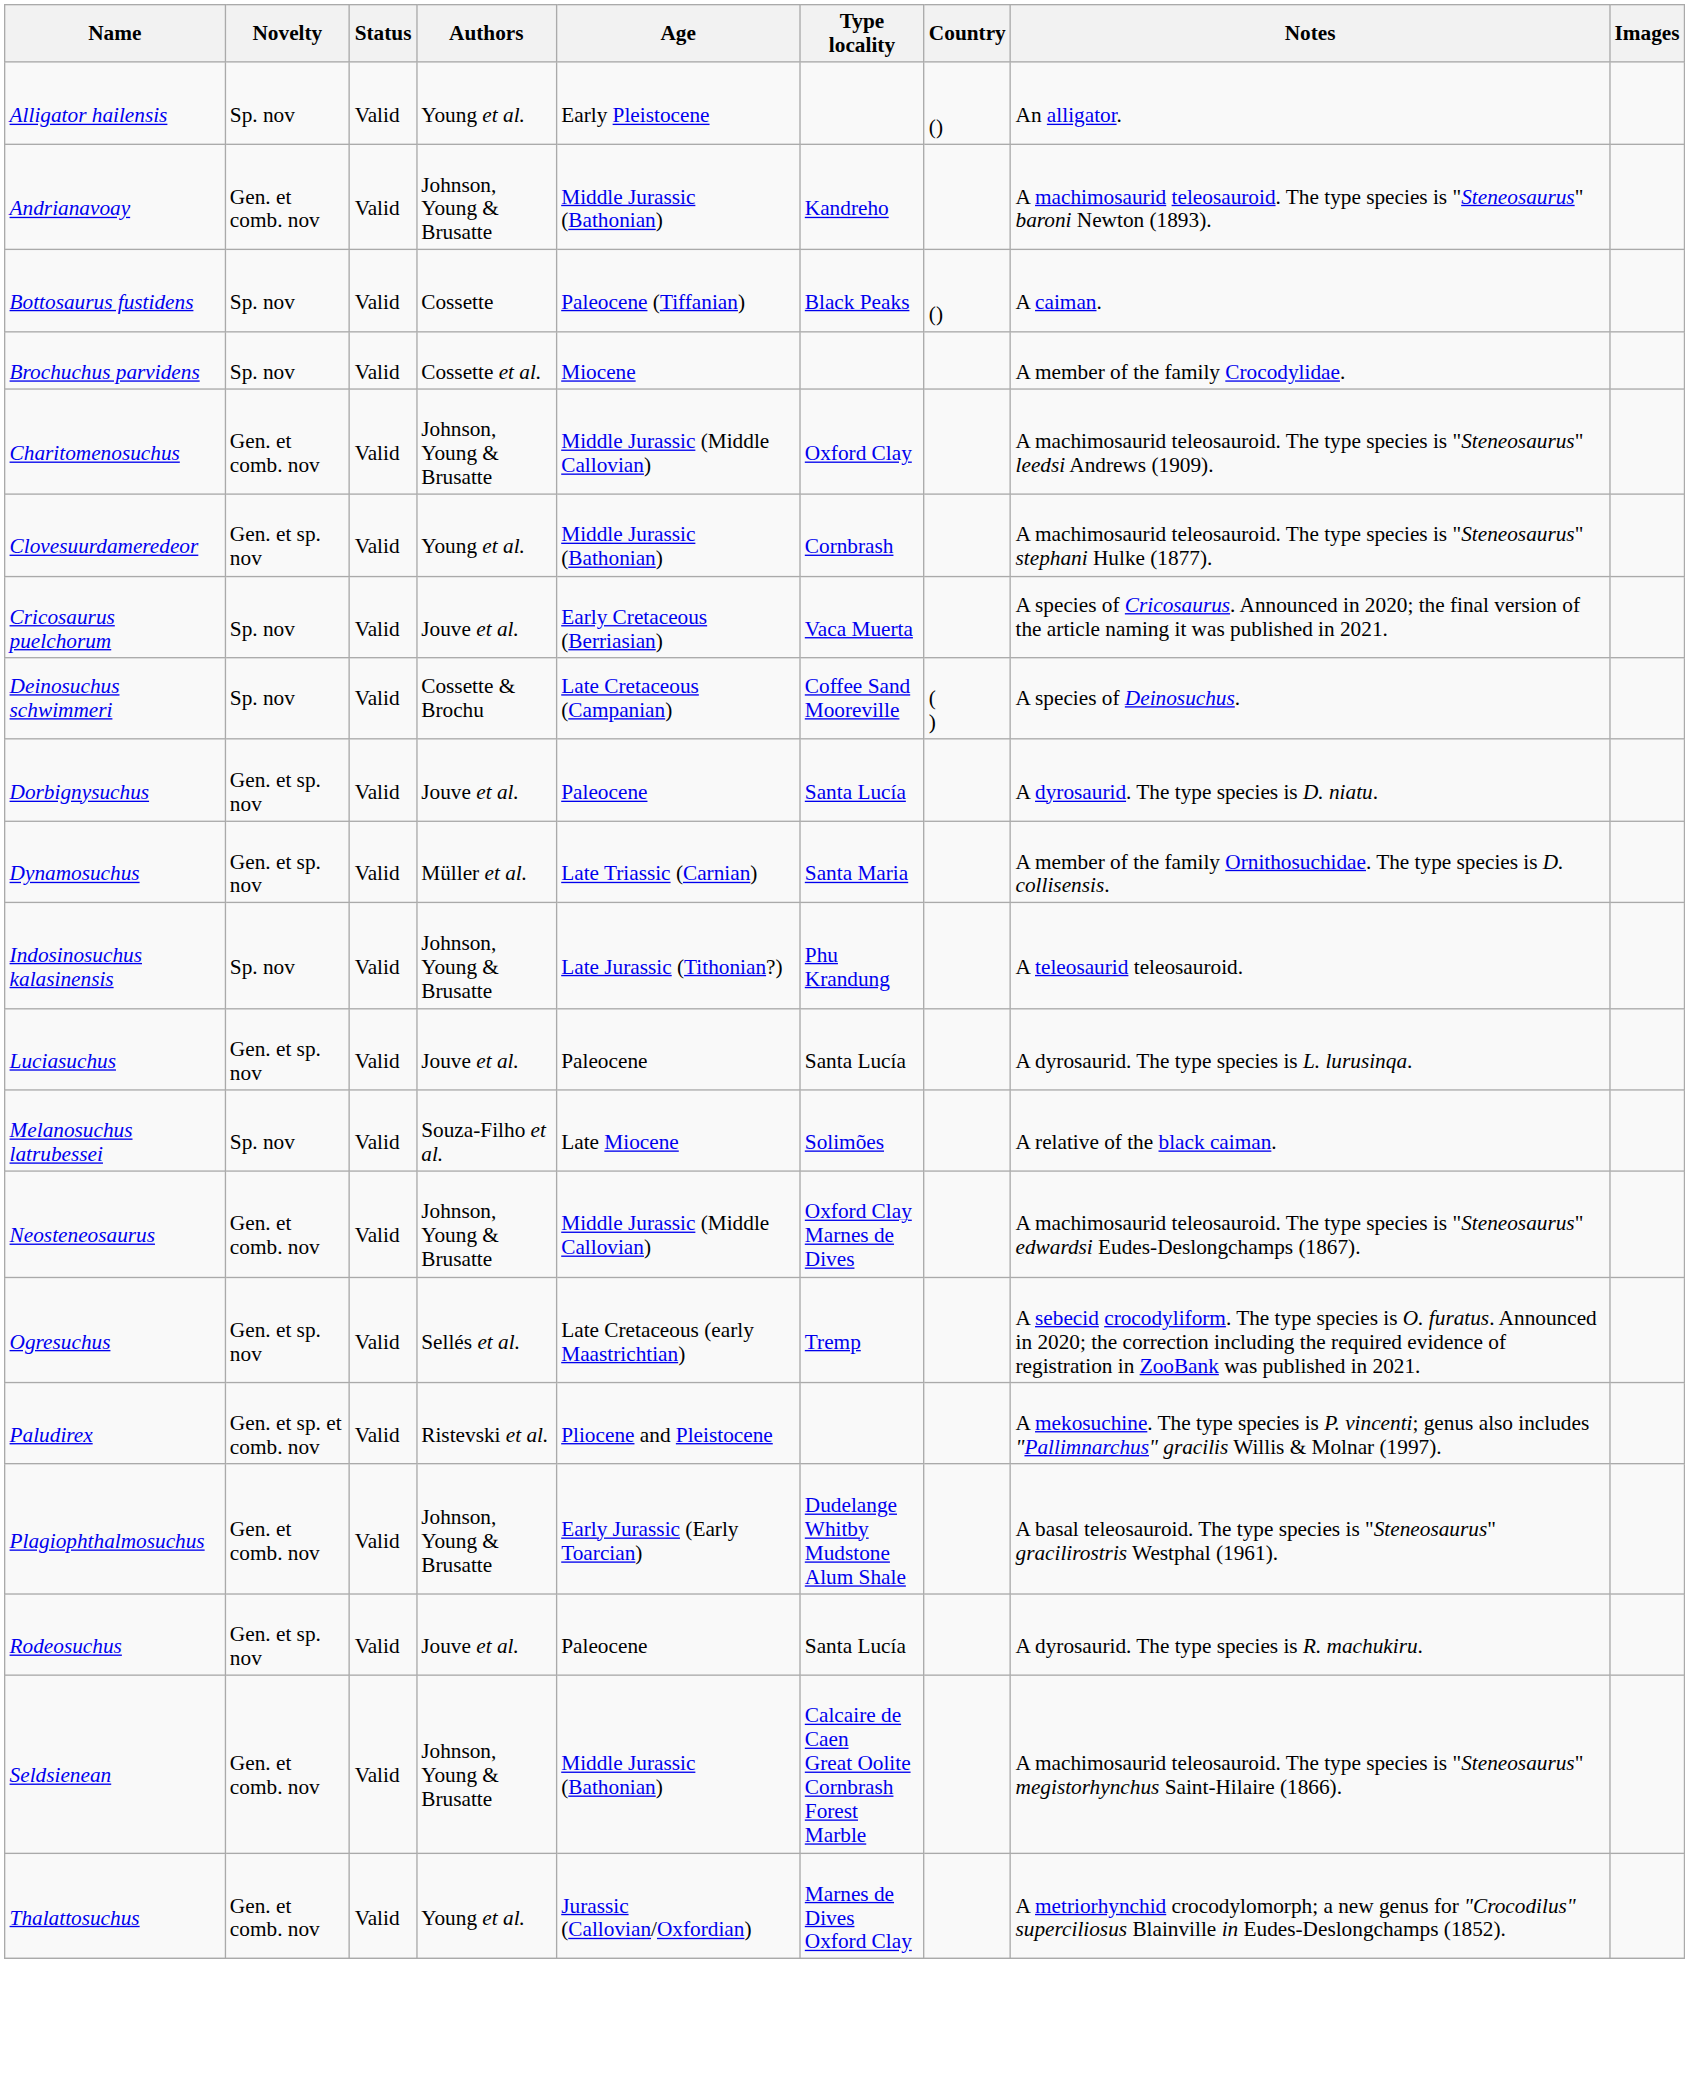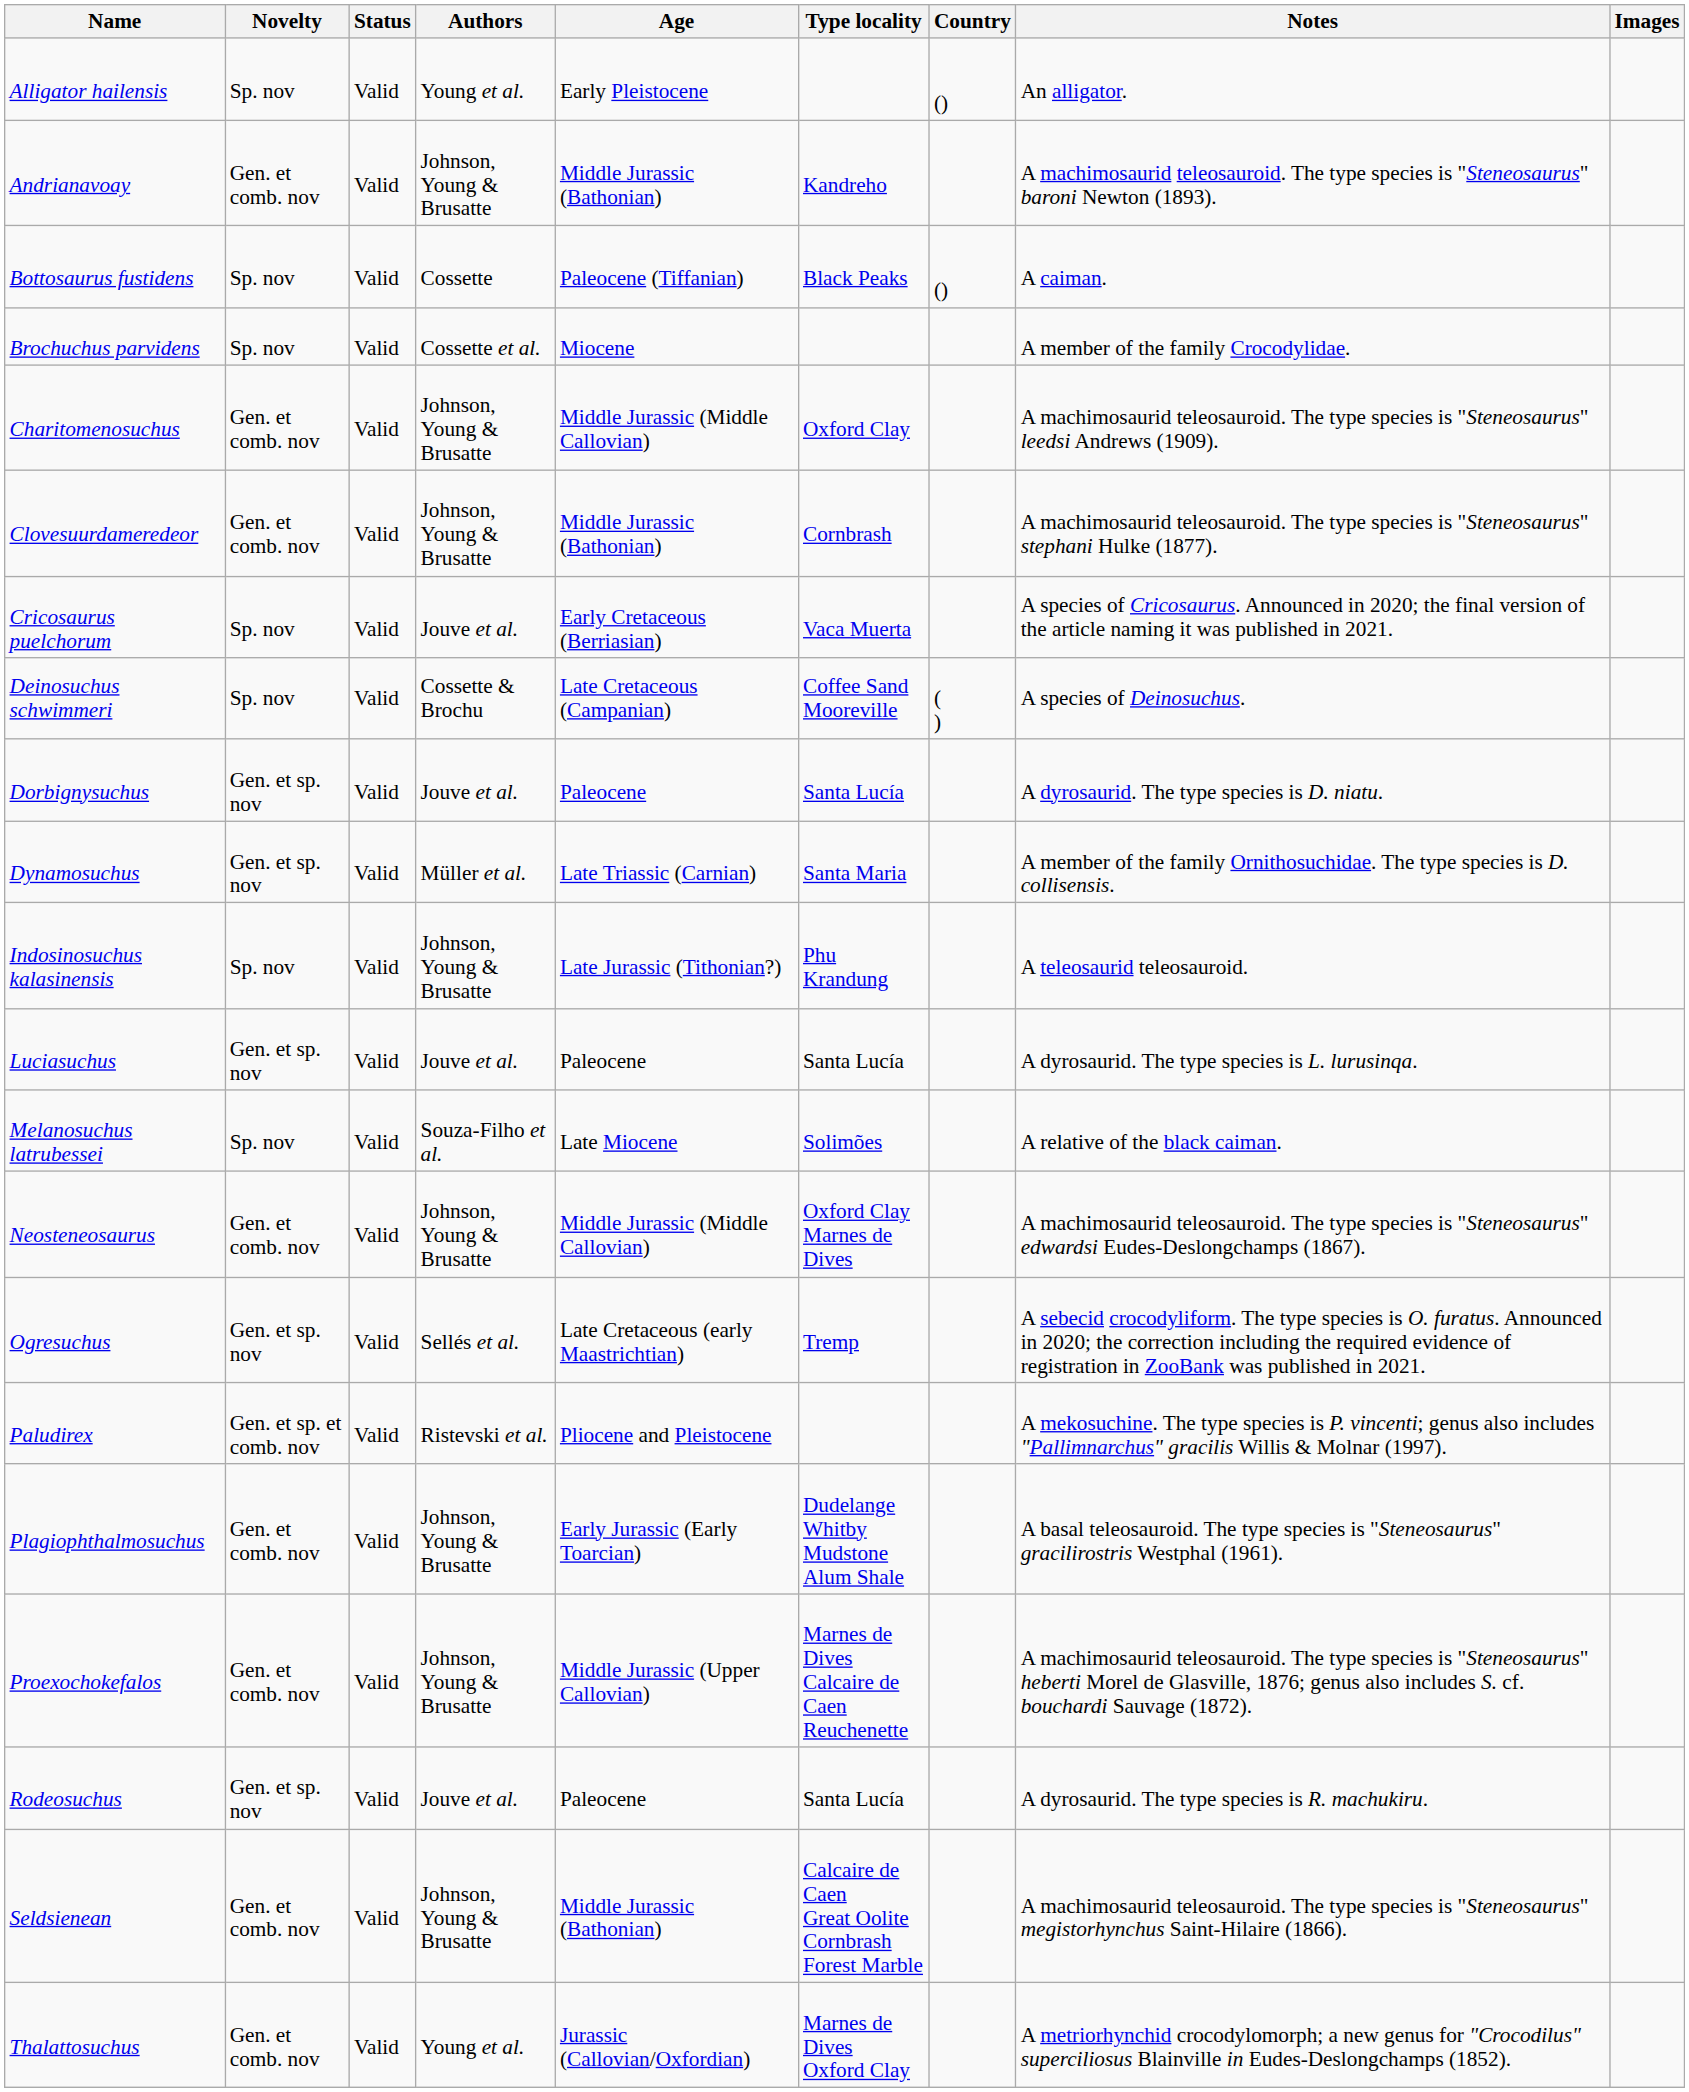(275, 547) Gen. et sp. nov -> (275, 535) Gen. et comb. nov
(473, 547) Young et al. -> (459, 535) Johnson, Young & Brusatte
+ row: (85, 1682)
